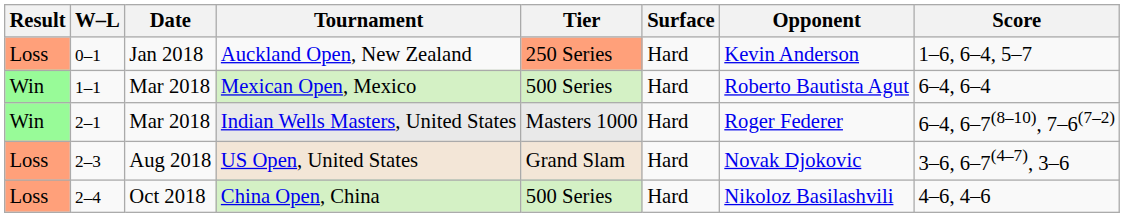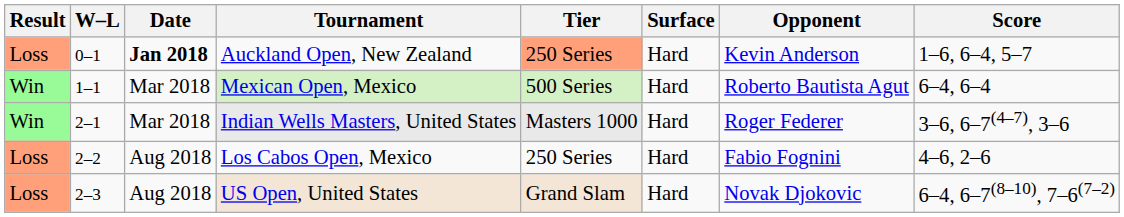(166, 53) normal -> (169, 53) bold
(1017, 121) 6–4, 6–7(8–10), 7–6(7–2) -> (994, 121) 3–6, 6–7(4–7), 3–6
+ row: (326, 157)
(994, 160) 3–6, 6–7(4–7), 3–6 -> (1017, 192) 6–4, 6–7(8–10), 7–6(7–2)
- row: (300, 195)
